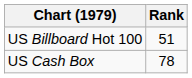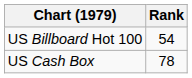(166, 38) 51 -> (166, 38) 54
